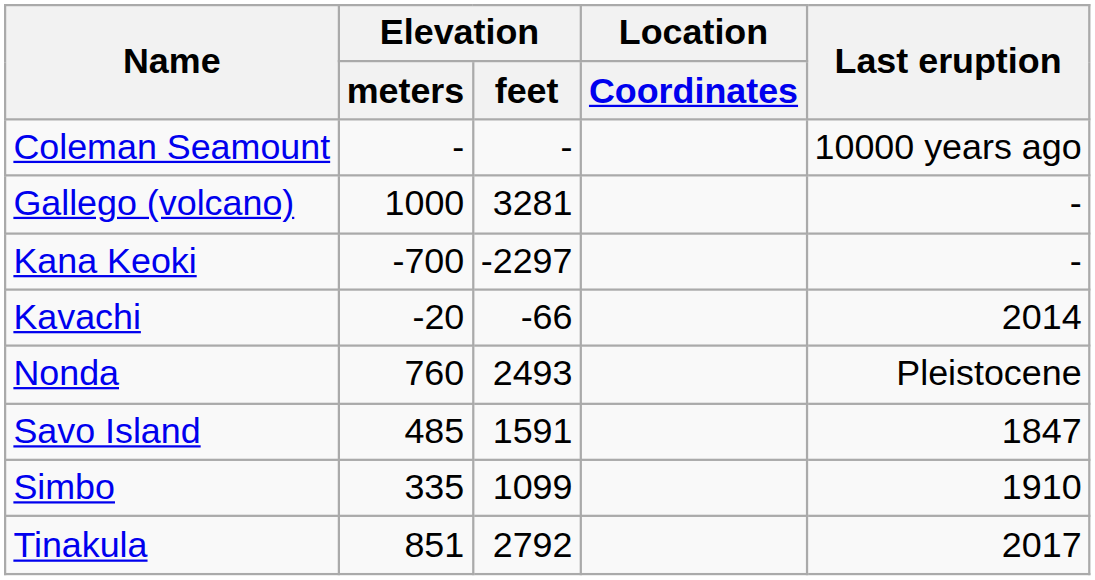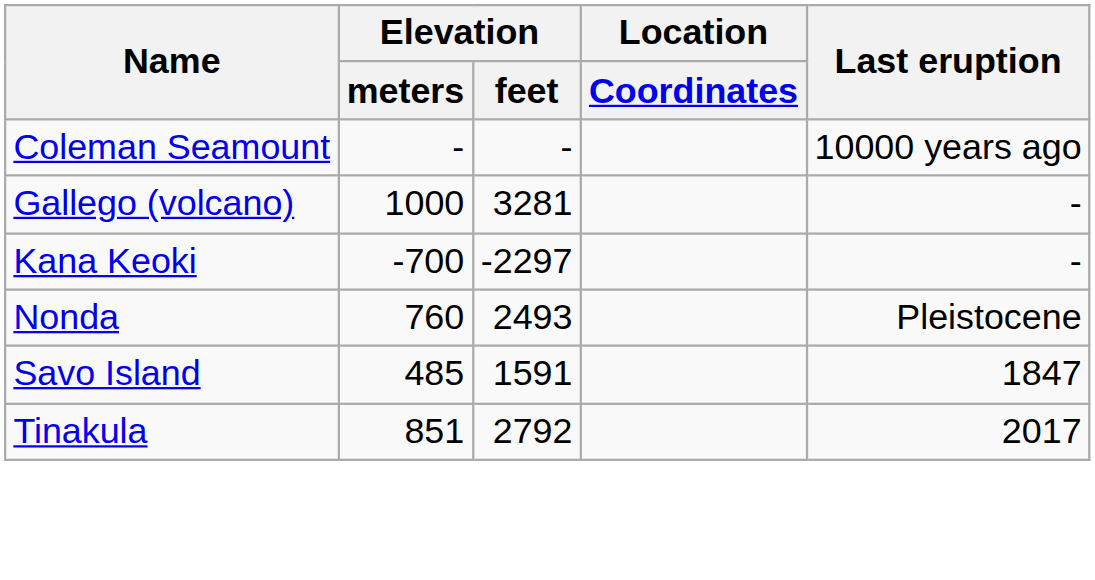- row: (77, 317)
- row: (64, 487)
